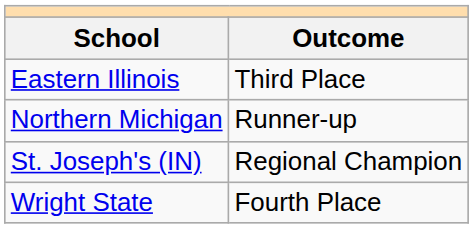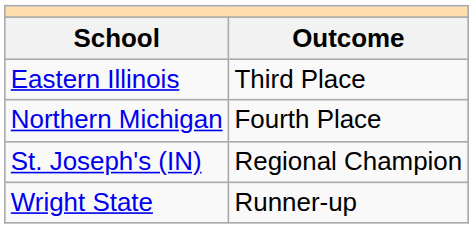(296, 120) Runner-up -> (308, 120) Fourth Place
(308, 202) Fourth Place -> (296, 202) Runner-up
